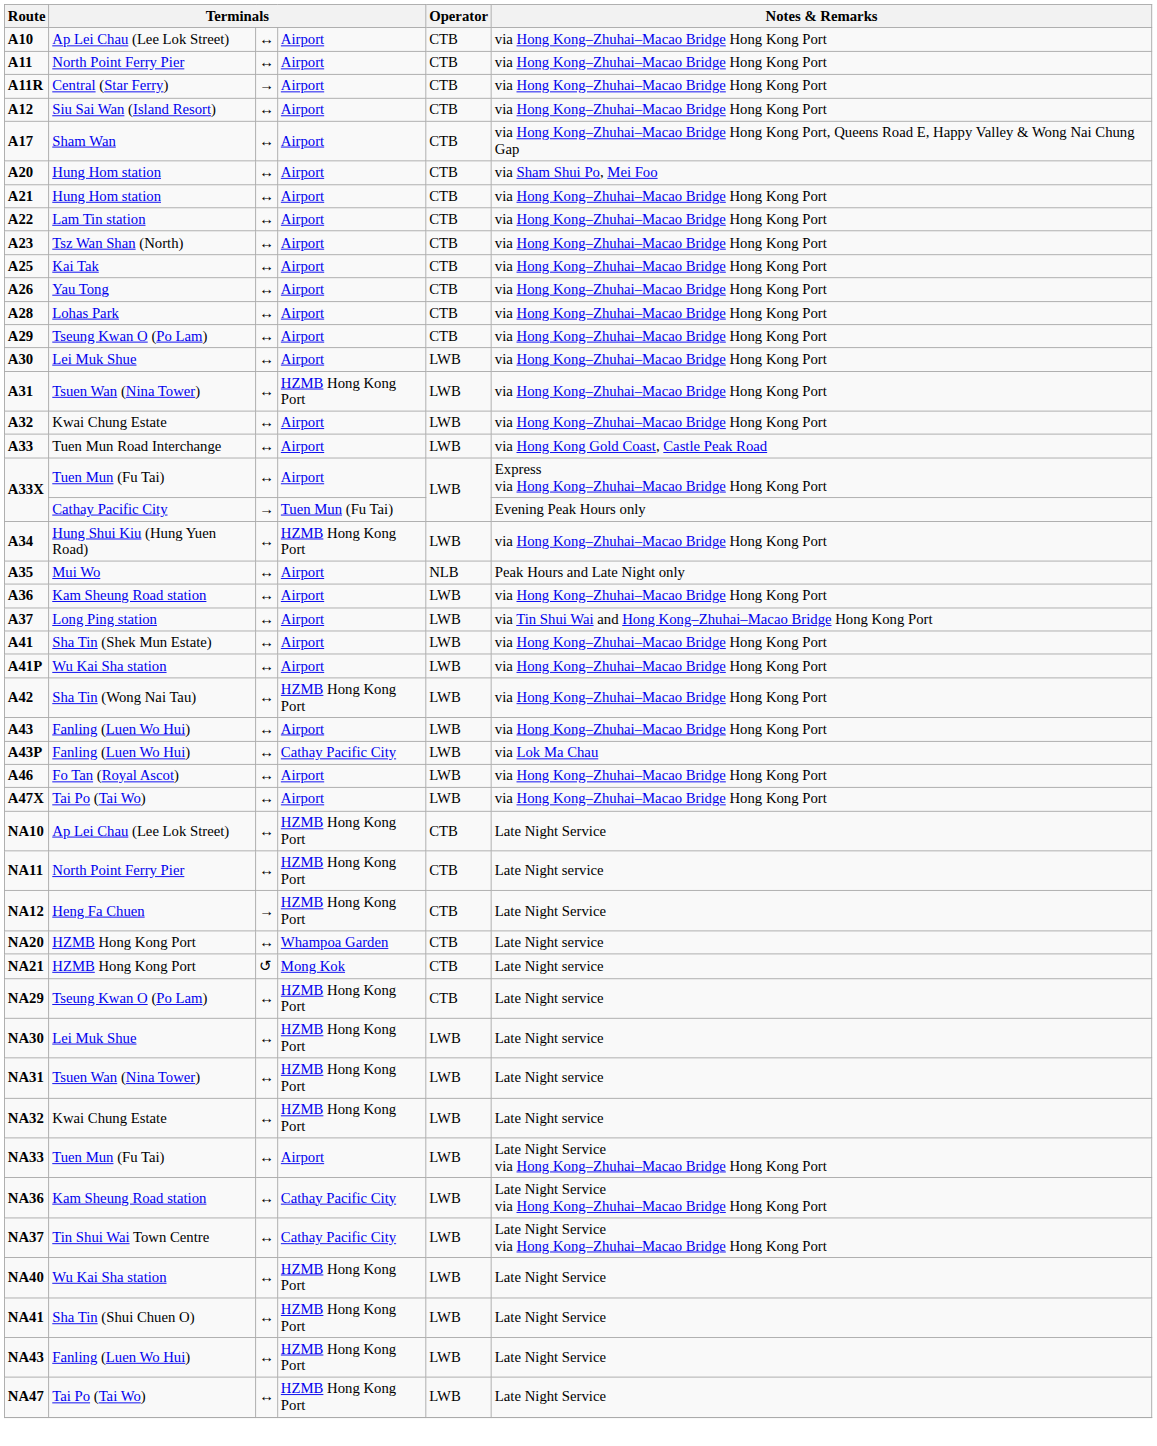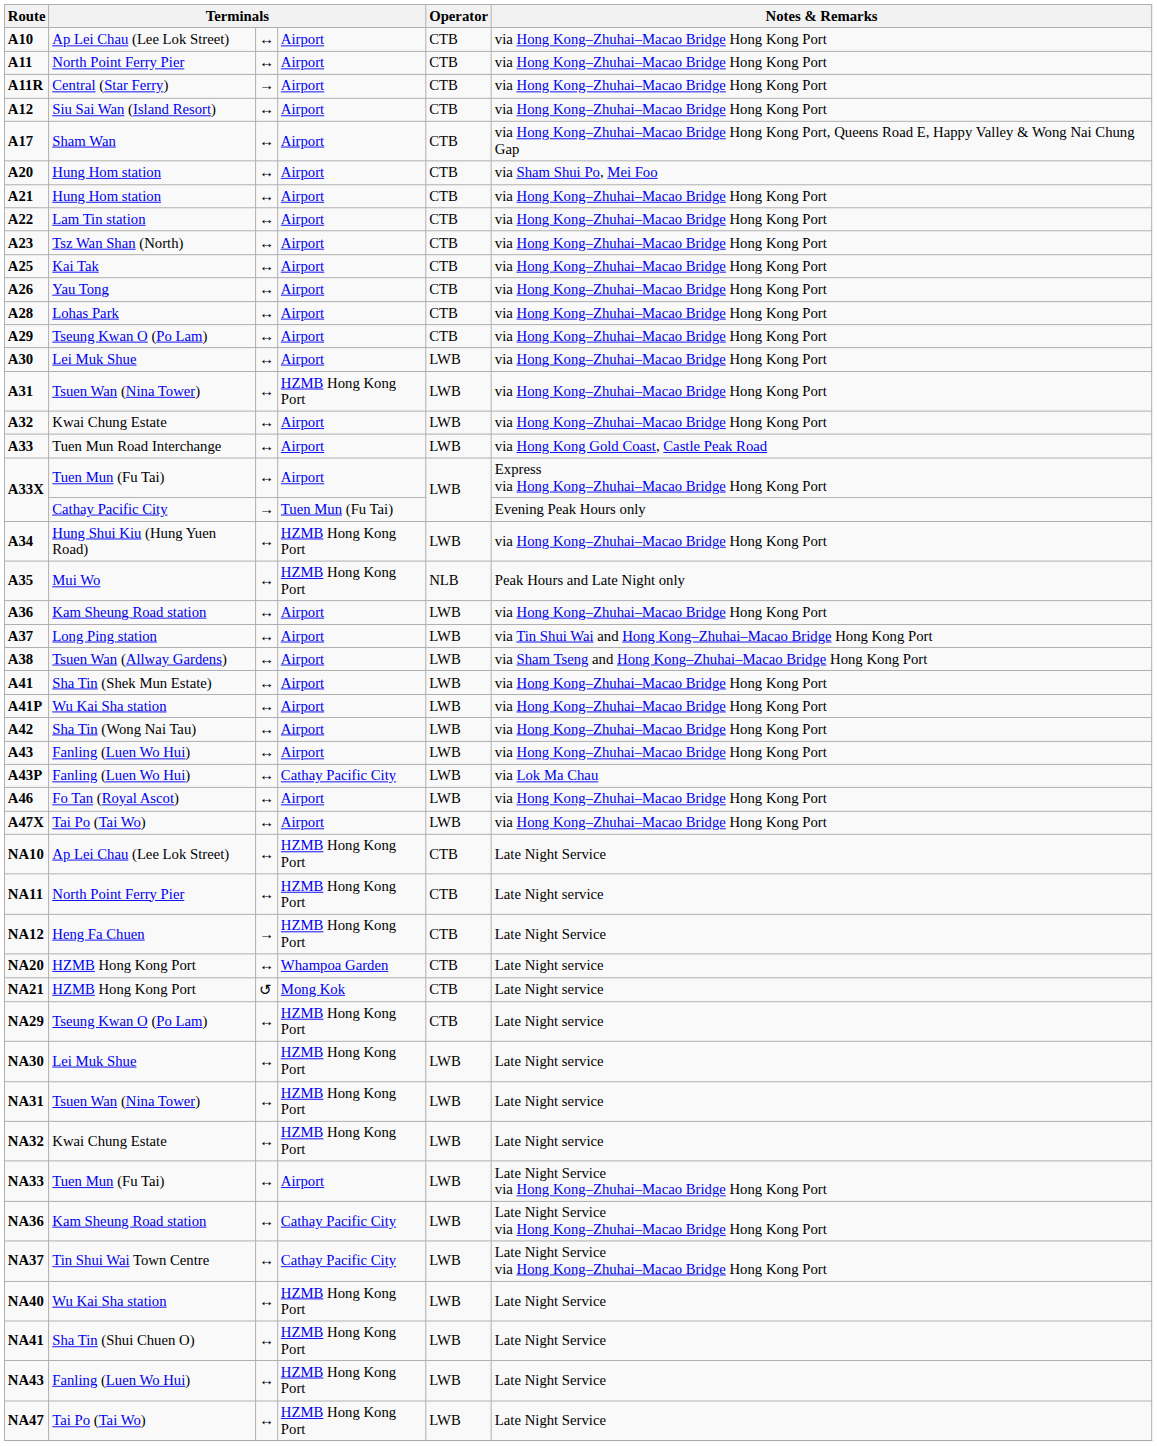(303, 572) Airport -> (339, 580) HZMB Hong Kong Port
+ row: (21, 659)
(339, 697) HZMB Hong Kong Port -> (303, 729) Airport
